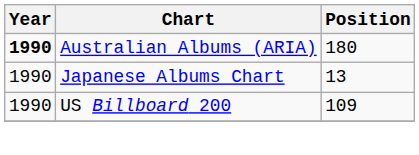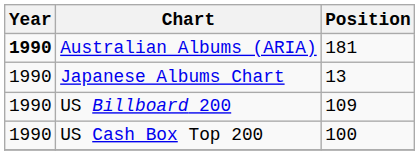(341, 48) 180 -> (341, 48) 181
+ row: (162, 135)
